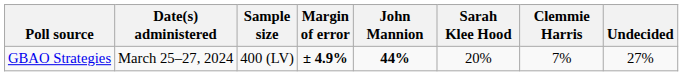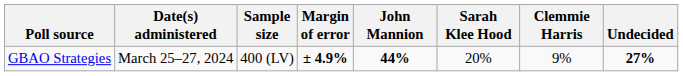(562, 58) 7% -> (562, 58) 9%
(640, 58) normal -> (640, 58) bold
